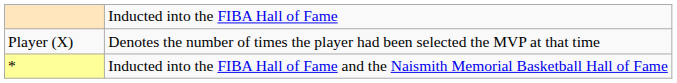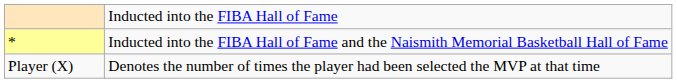rows swapped: (12, 66) <-> (41, 41)
